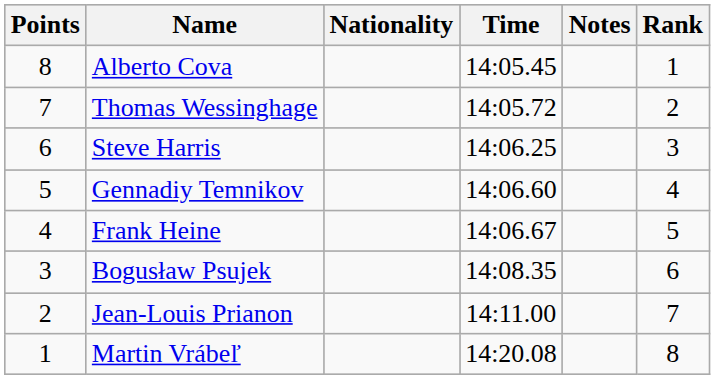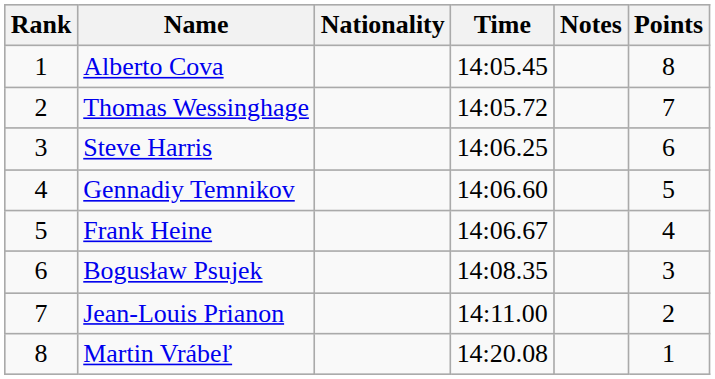columns swapped: (673, 25) <-> (45, 25)
